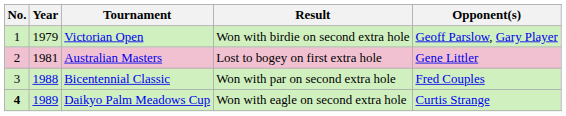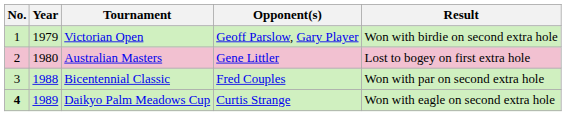columns swapped: (487, 15) <-> (313, 15)
(45, 57) 1981 -> (45, 57) 1980
